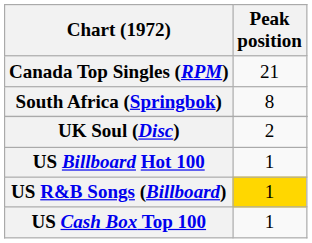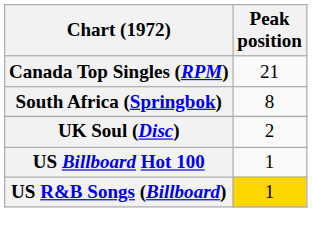- row: (119, 222)
